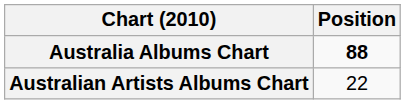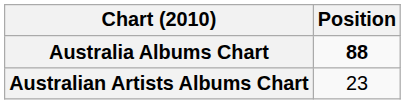(357, 83) 22 -> (357, 83) 23
